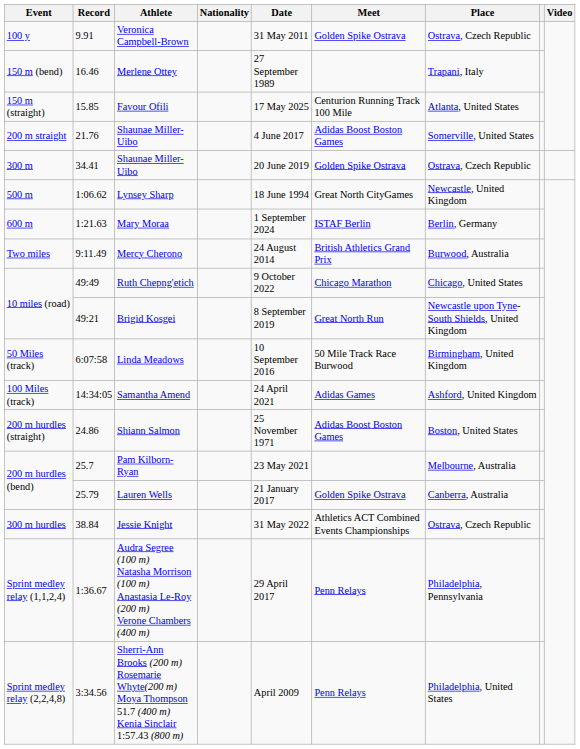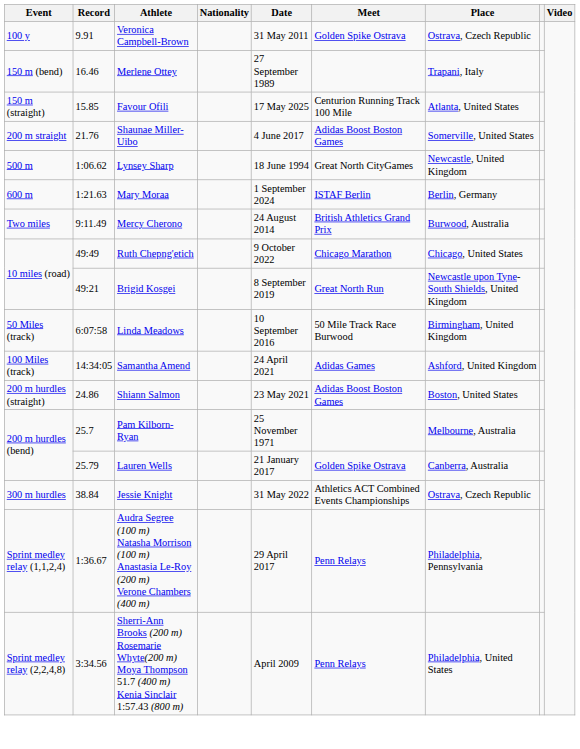- row: (87, 165)
(276, 430) 25 November 1971 -> (281, 395) 23 May 2021
(281, 466) 23 May 2021 -> (276, 430) 25 November 1971
